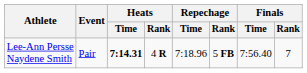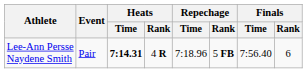(288, 53) 7 -> (288, 53) 6
